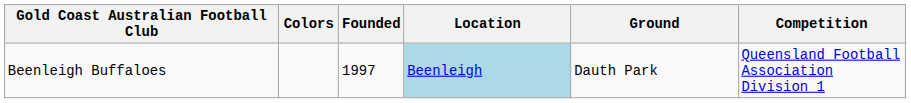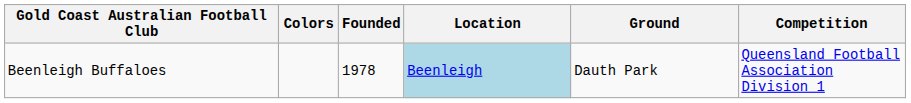(359, 71) 1997 -> (359, 71) 1978
